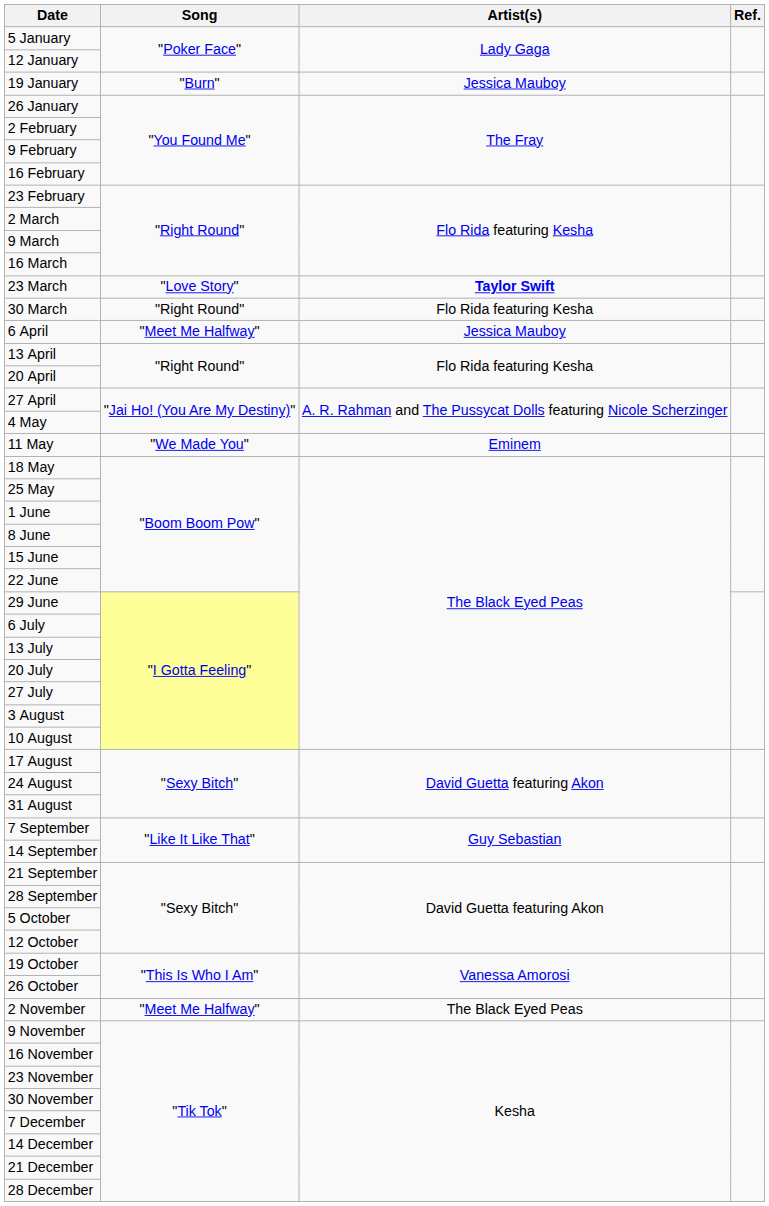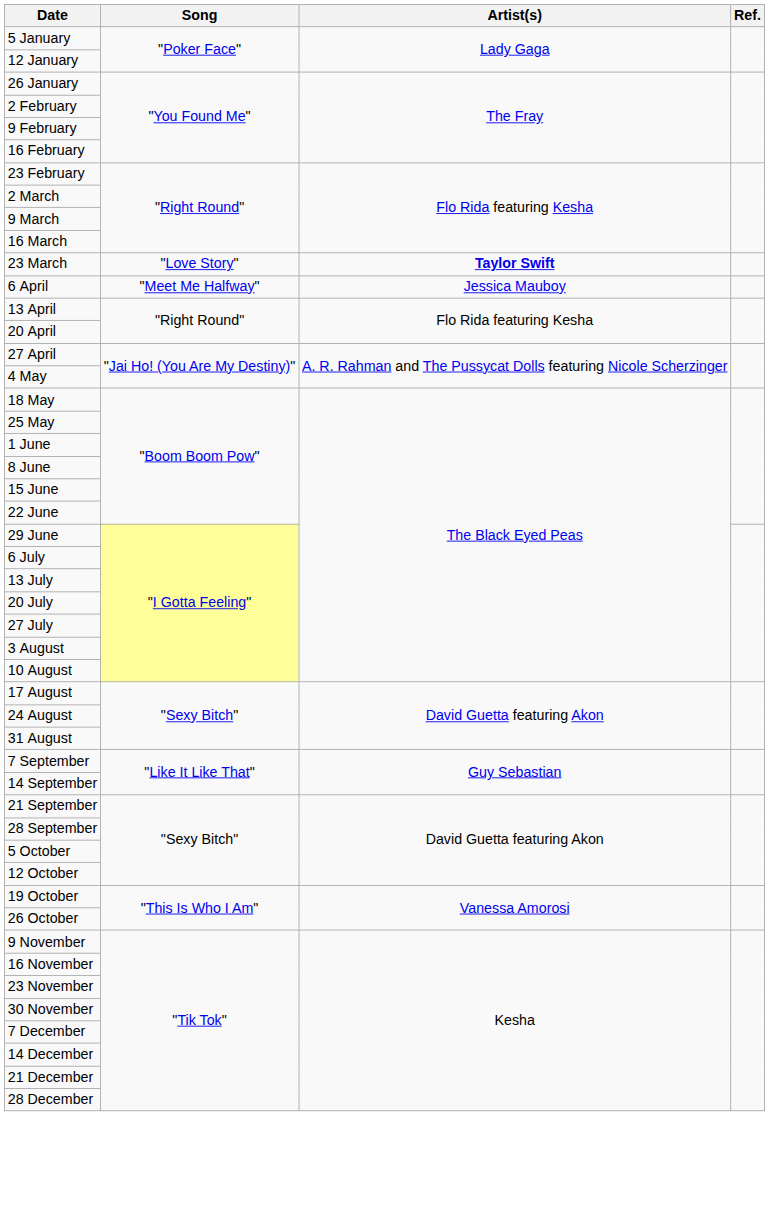- row: (43, 83)
- row: (37, 309)
- row: (31, 444)
- row: (47, 1009)
